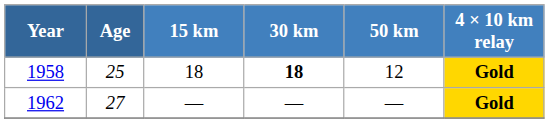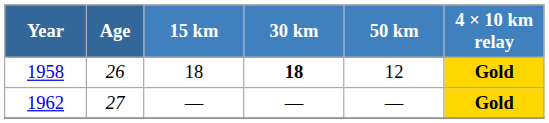(115, 72) 25 -> (115, 72) 26
